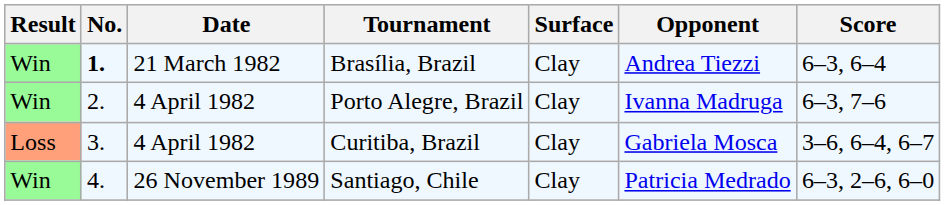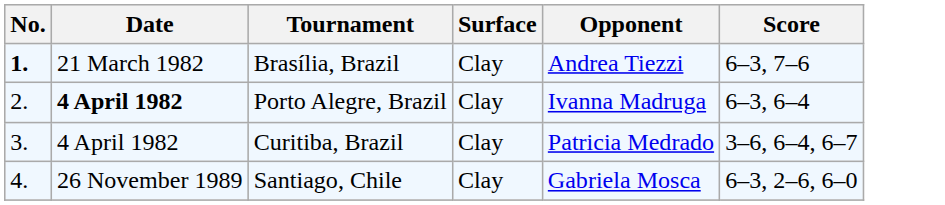- column: (43, 23)
(844, 62) 6–3, 6–4 -> (767, 62) 6–3, 7–6
(194, 101) normal -> (120, 101) bold
(844, 101) 6–3, 7–6 -> (767, 101) 6–3, 6–4
(701, 140) Gabriela Mosca -> (631, 140) Patricia Medrado
(708, 179) Patricia Medrado -> (624, 179) Gabriela Mosca
